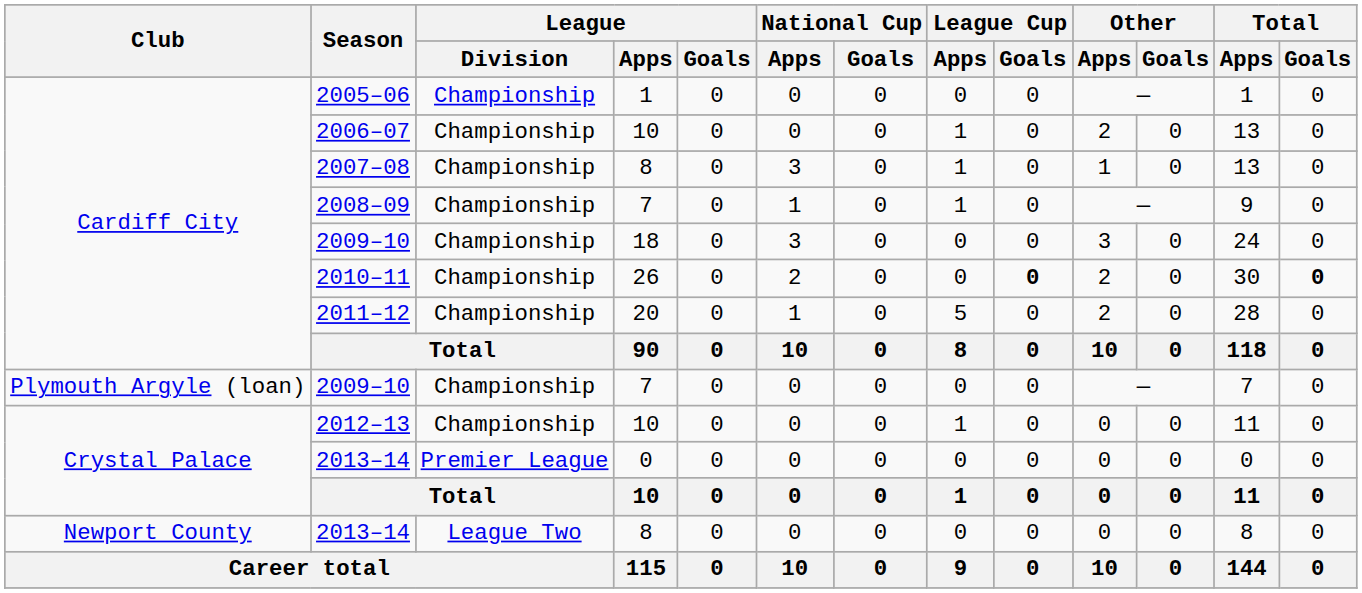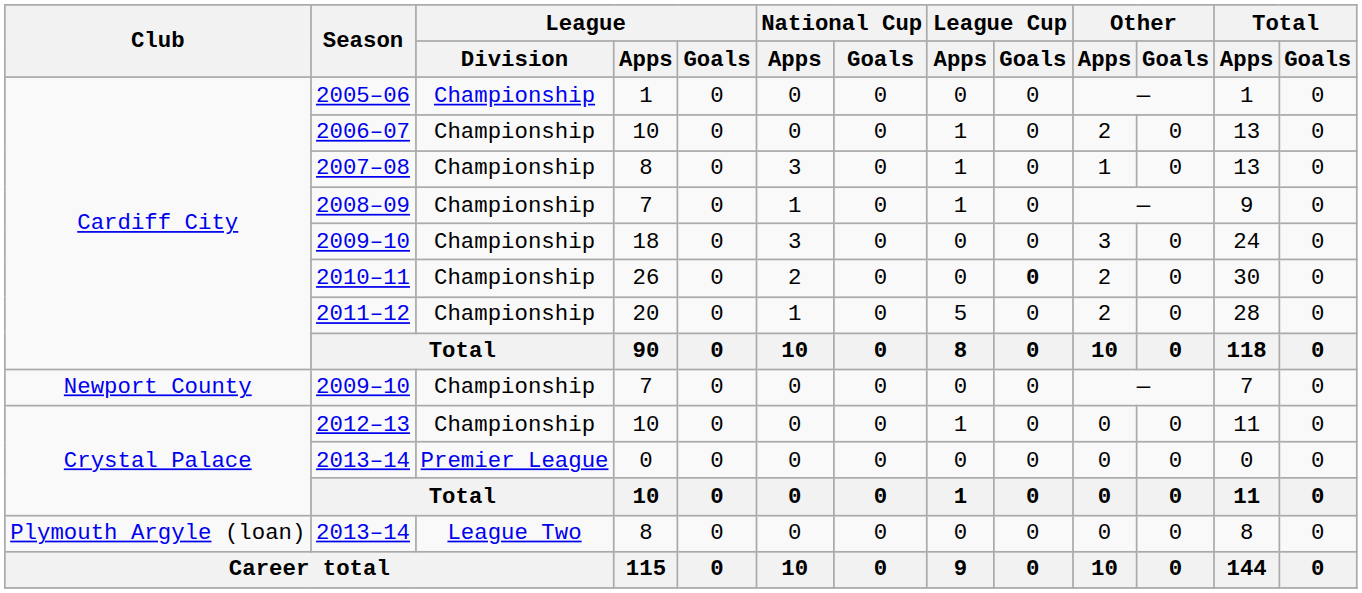(1318, 278) bold -> (1318, 278) normal
(158, 388) Plymouth Argyle (loan) -> (158, 388) Newport County
(158, 533) Newport County -> (158, 533) Plymouth Argyle (loan)
